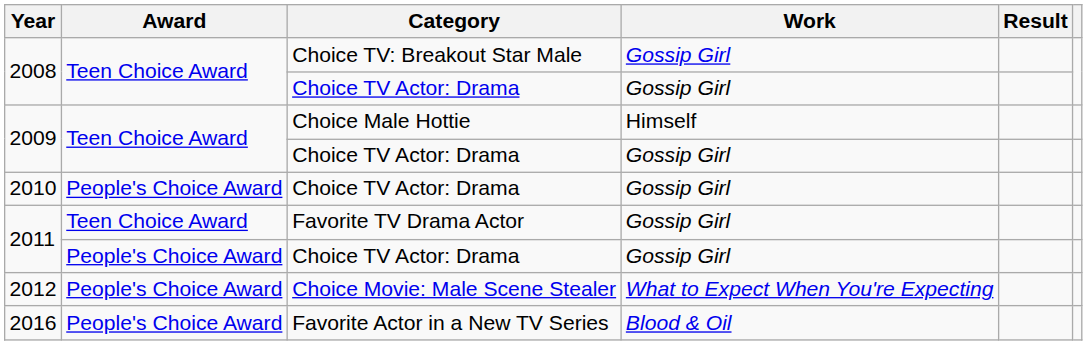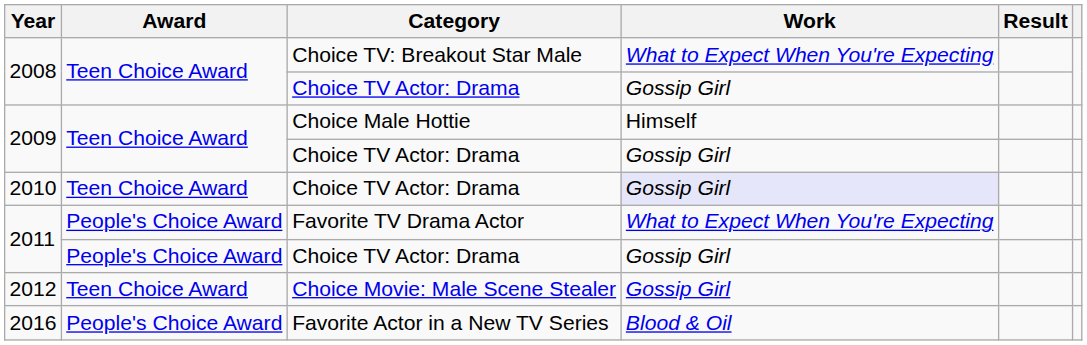(678, 54) Gossip Girl -> (810, 54) What to Expect When You're Expecting
(174, 188) People's Choice Award -> (157, 188) Teen Choice Award
(678, 188) no background -> (678, 188) lavender background
(157, 222) Teen Choice Award -> (174, 222) People's Choice Award
(678, 222) Gossip Girl -> (810, 222) What to Expect When You're Expecting
(174, 289) People's Choice Award -> (157, 289) Teen Choice Award
(810, 289) What to Expect When You're Expecting -> (678, 289) Gossip Girl
